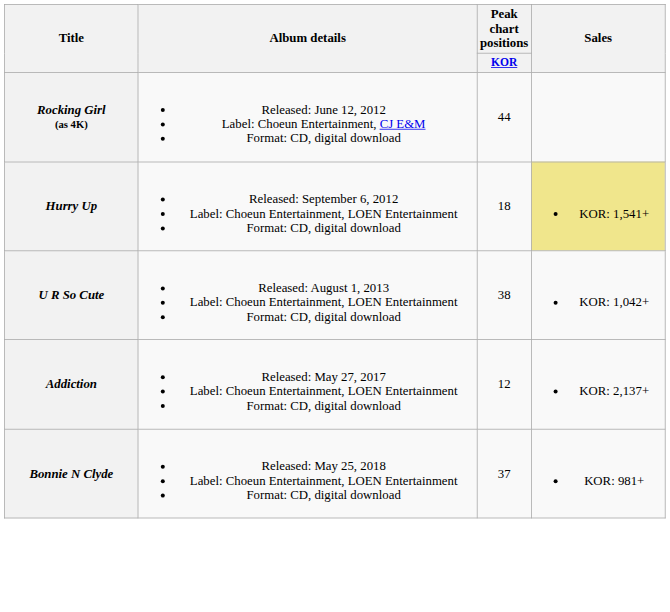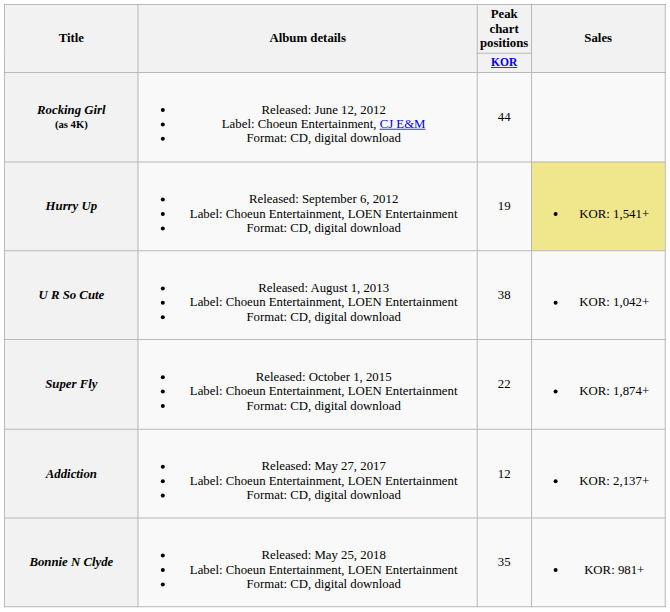(504, 206) 18 -> (504, 206) 19
+ row: (71, 384)
(504, 473) 37 -> (504, 562) 35
